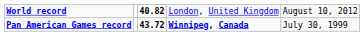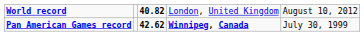(152, 25) 43.72 -> (152, 25) 42.62
